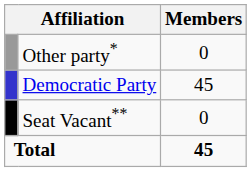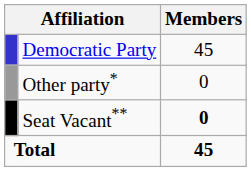rows swapped: (89, 85) <-> (70, 52)
(204, 117) normal -> (204, 117) bold
